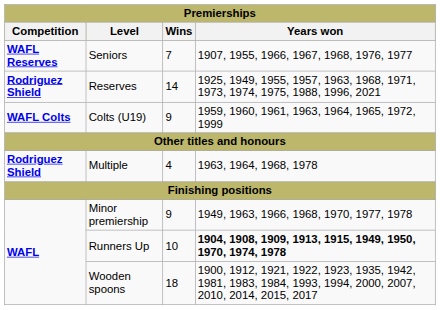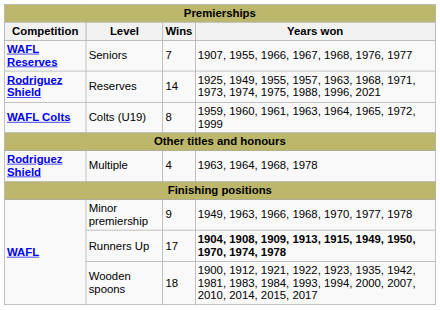(169, 117) 9 -> (169, 117) 8
(172, 245) 10 -> (172, 245) 17
